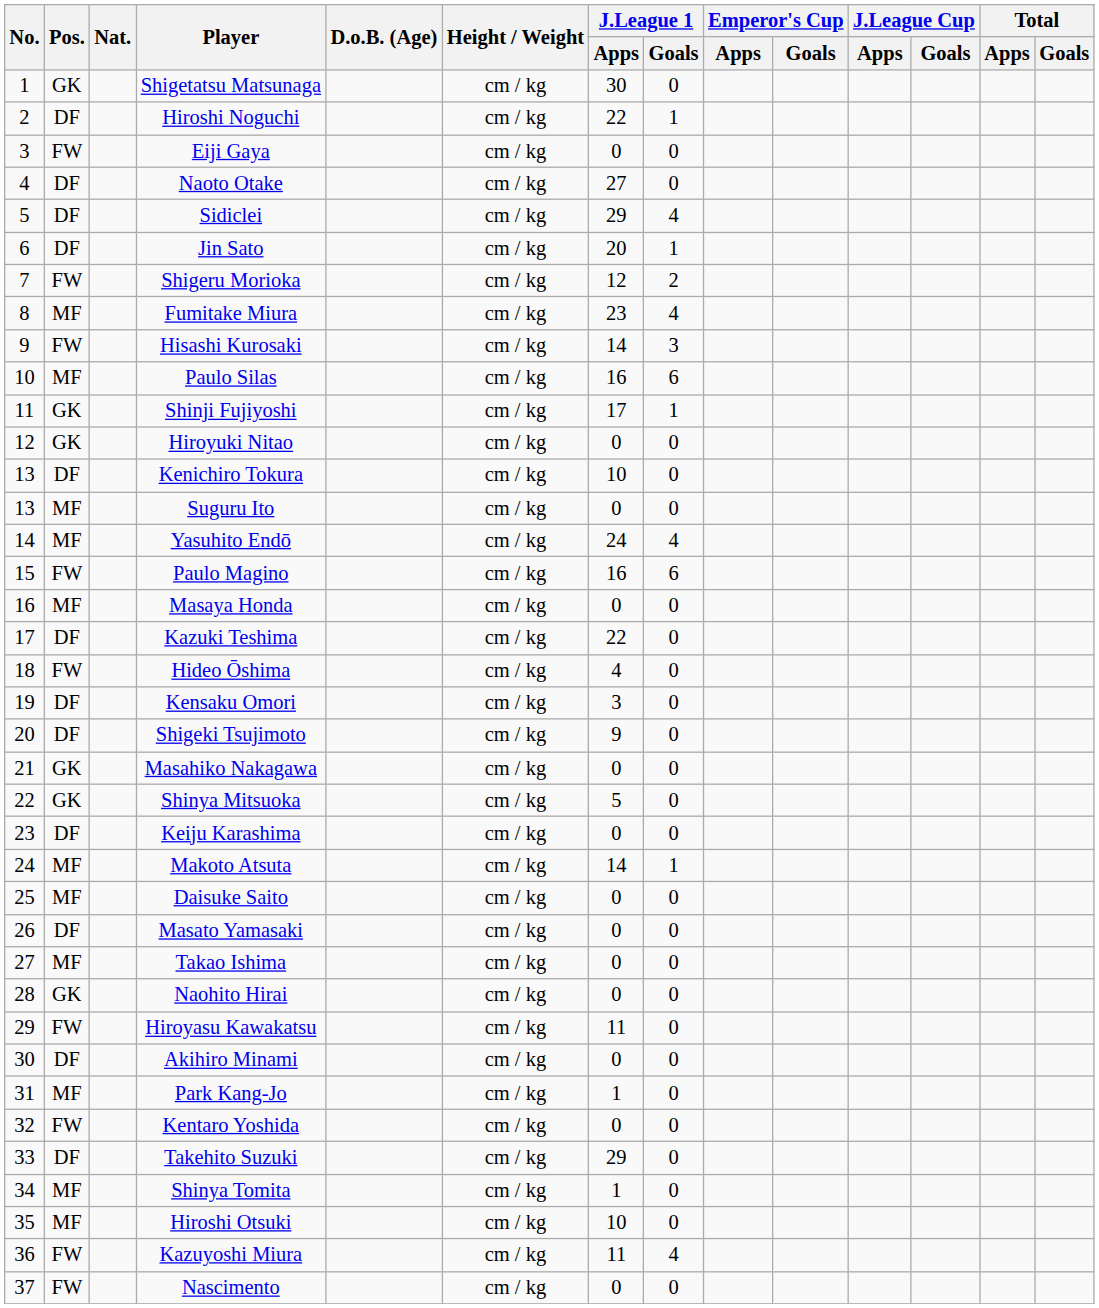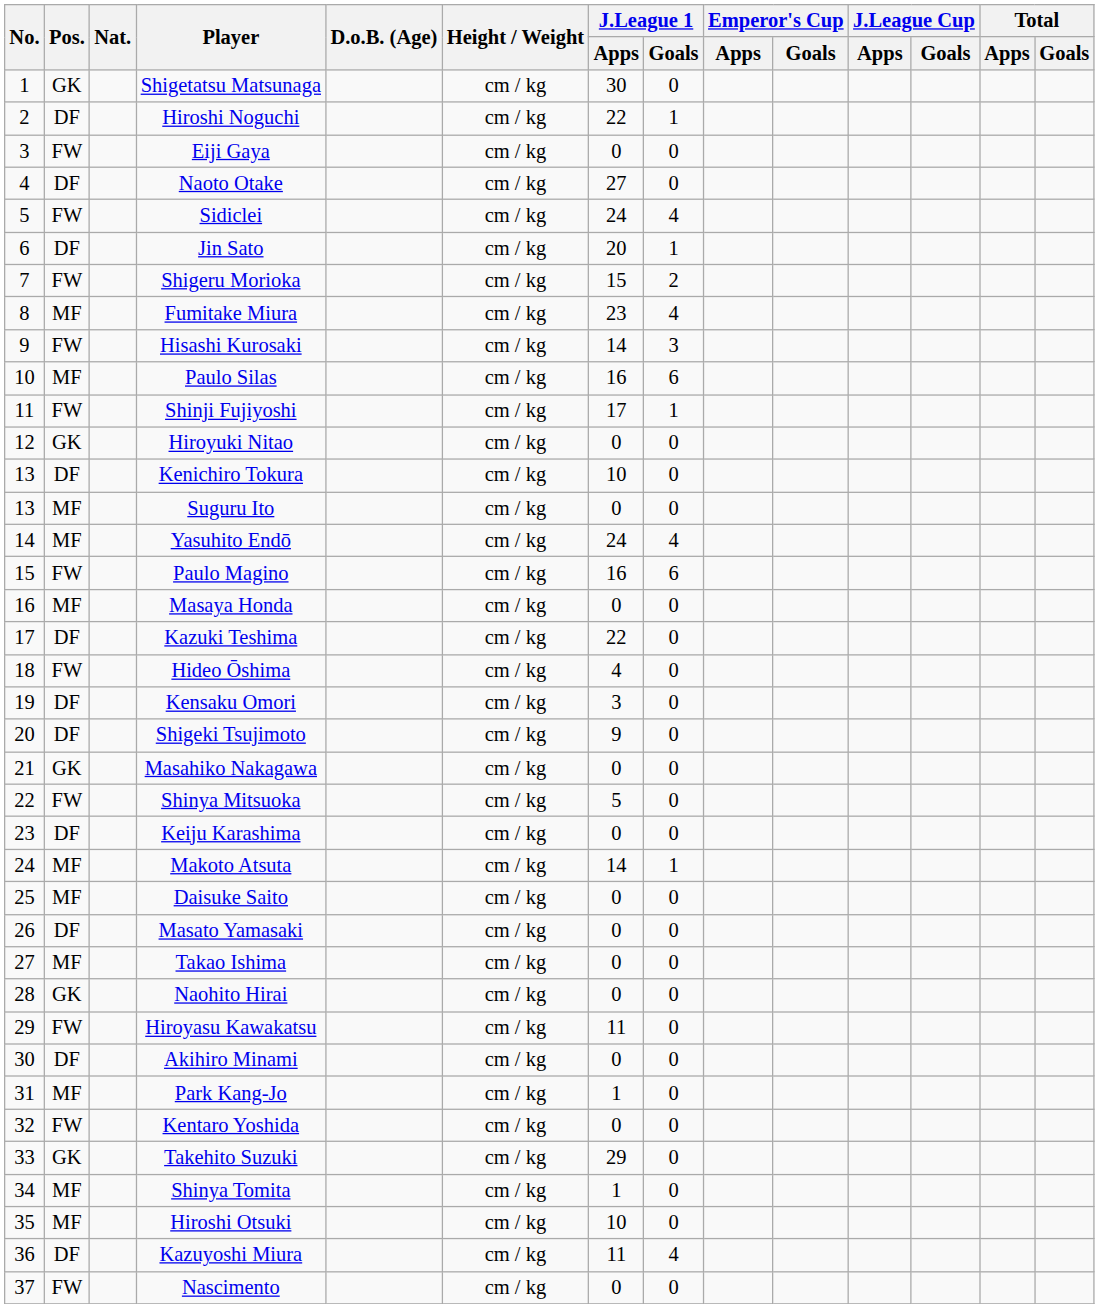(67, 215) DF -> (67, 215) FW
(616, 215) 29 -> (616, 215) 24
(616, 280) 12 -> (616, 280) 15
(67, 410) GK -> (67, 410) FW
(67, 800) GK -> (67, 800) FW
(67, 1157) DF -> (67, 1157) GK
(67, 1254) FW -> (67, 1254) DF
